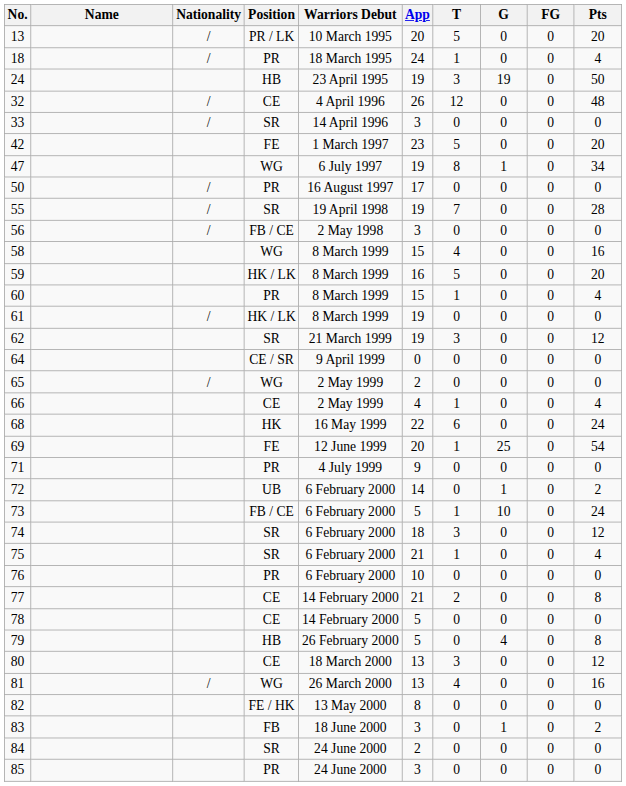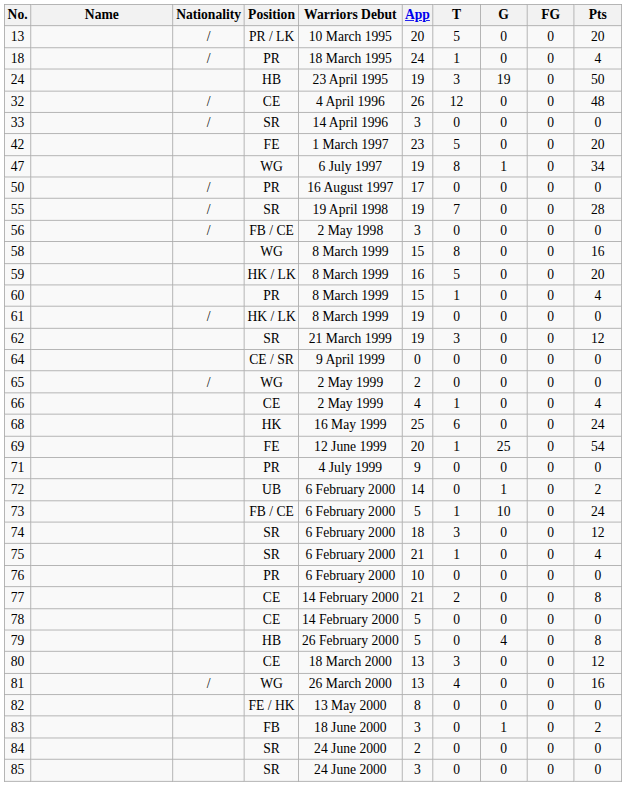(457, 252) 4 -> (457, 252) 8
(417, 425) 22 -> (417, 425) 25
(272, 770) PR -> (272, 770) SR
